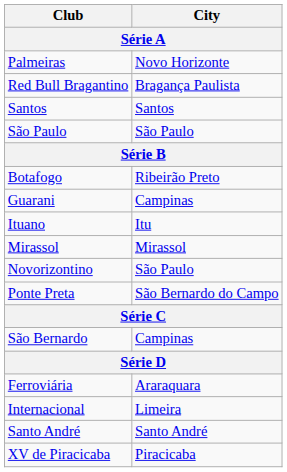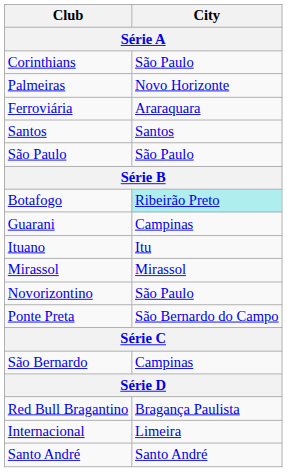+ row: (42, 62)
rows swapped: (68, 85) <-> (40, 385)
(177, 177) no background -> (177, 200) paleturquoise background
- row: (59, 454)
